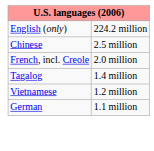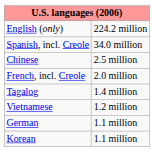+ row: (48, 44)
+ row: (21, 139)
